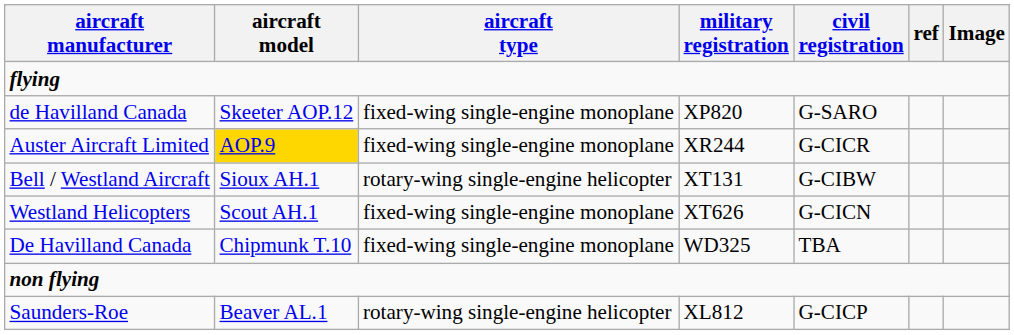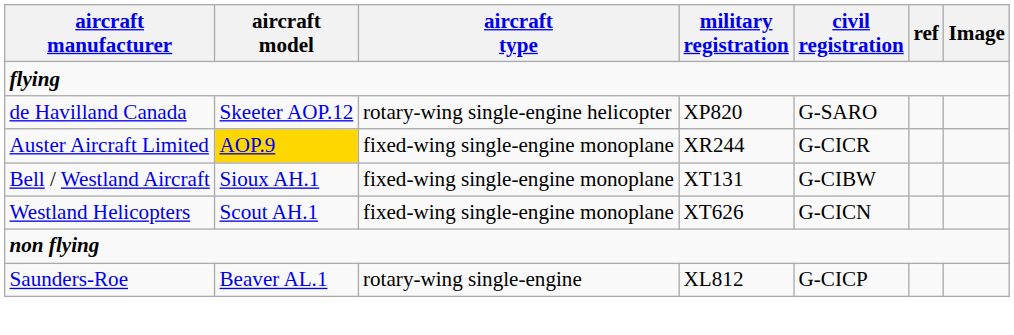(518, 111) fixed-wing single-engine monoplane -> (517, 111) rotary-wing single-engine helicopter
(517, 178) rotary-wing single-engine helicopter -> (518, 178) fixed-wing single-engine monoplane
- row: (100, 245)
(517, 312) rotary-wing single-engine helicopter -> (472, 279) rotary-wing single-engine
